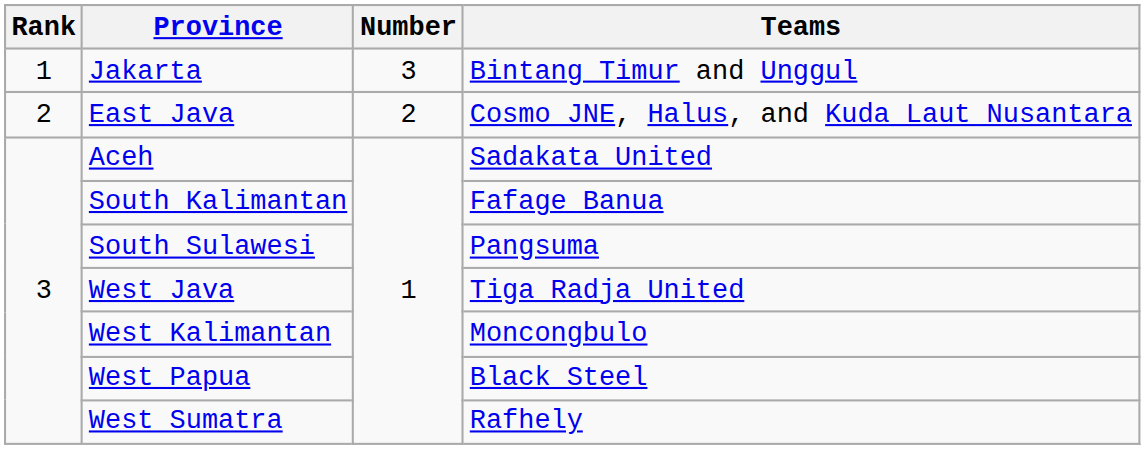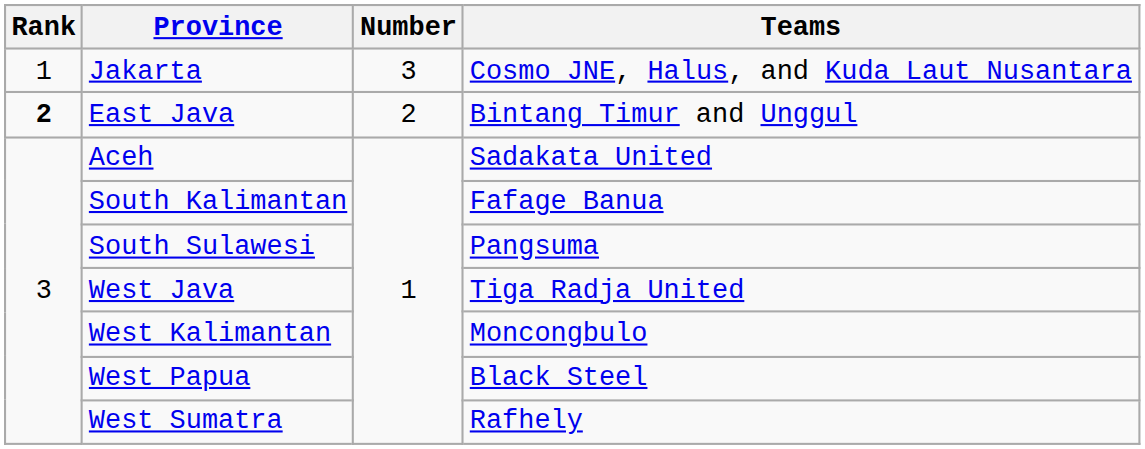(664, 71) Bintang Timur and Unggul -> (801, 71) Cosmo JNE, Halus, and Kuda Laut Nusantara
(44, 115) normal -> (44, 115) bold
(801, 115) Cosmo JNE, Halus, and Kuda Laut Nusantara -> (664, 115) Bintang Timur and Unggul
